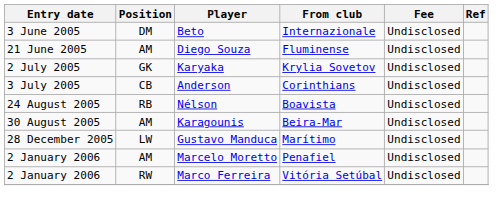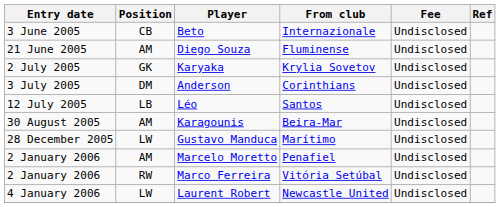(145, 31) DM -> (145, 31) CB
(145, 85) CB -> (145, 85) DM
+ row: (187, 103)
- row: (197, 103)
+ row: (224, 194)
